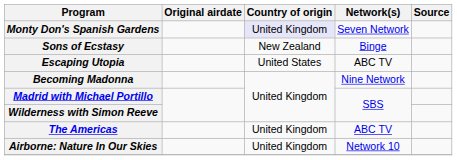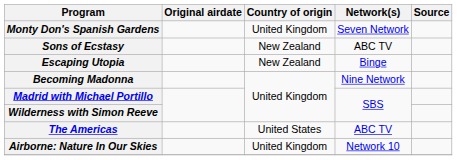(290, 29) lavender background -> (290, 29) no background
(373, 46) Binge -> (373, 46) ABC TV
(290, 63) United States -> (290, 63) New Zealand
(373, 63) ABC TV -> (373, 63) Binge
(290, 130) United Kingdom -> (290, 130) United States
